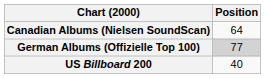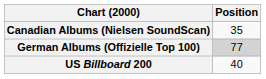(237, 30) 64 -> (237, 30) 35
